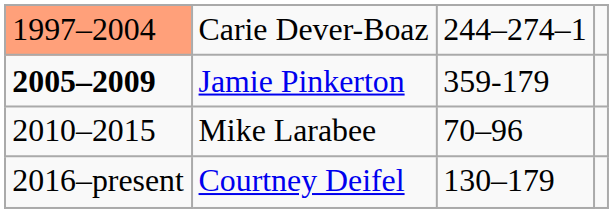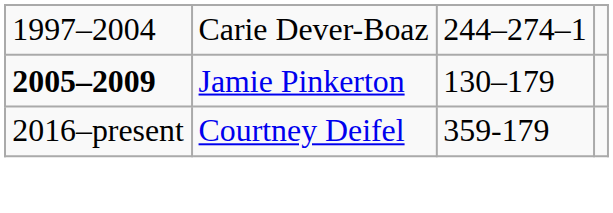(84, 29) lightsalmon background -> (84, 29) no background
(496, 80) 359-179 -> (499, 80) 130–179
- row: (287, 130)
(499, 181) 130–179 -> (496, 130) 359-179
